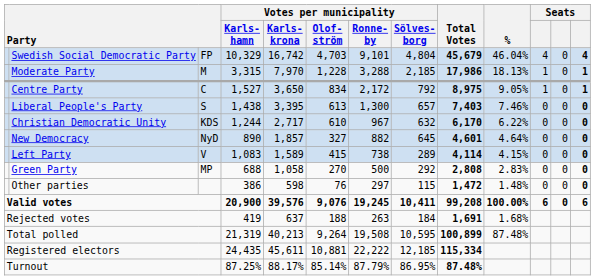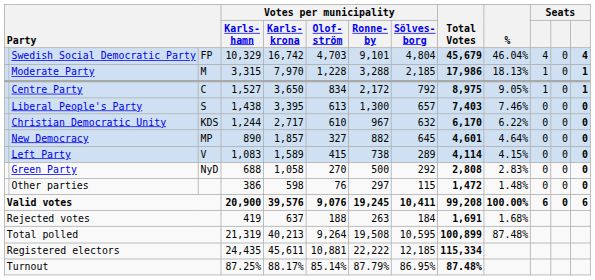(209, 138) NyD -> (206, 138) MP
(206, 170) MP -> (209, 170) NyD
